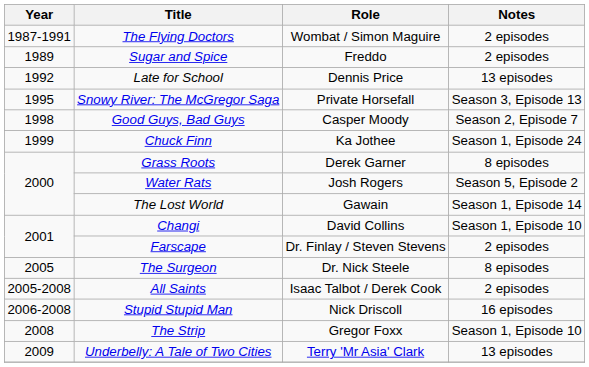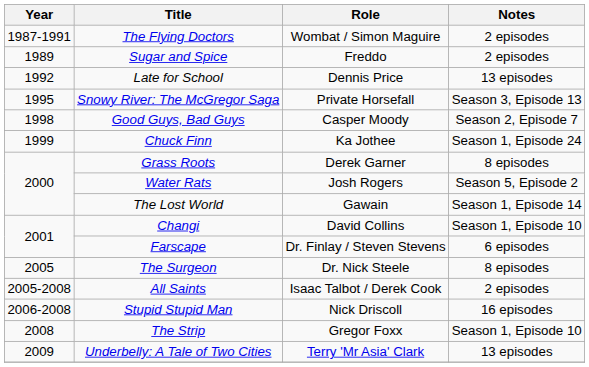(517, 246) 2 episodes -> (517, 246) 6 episodes
